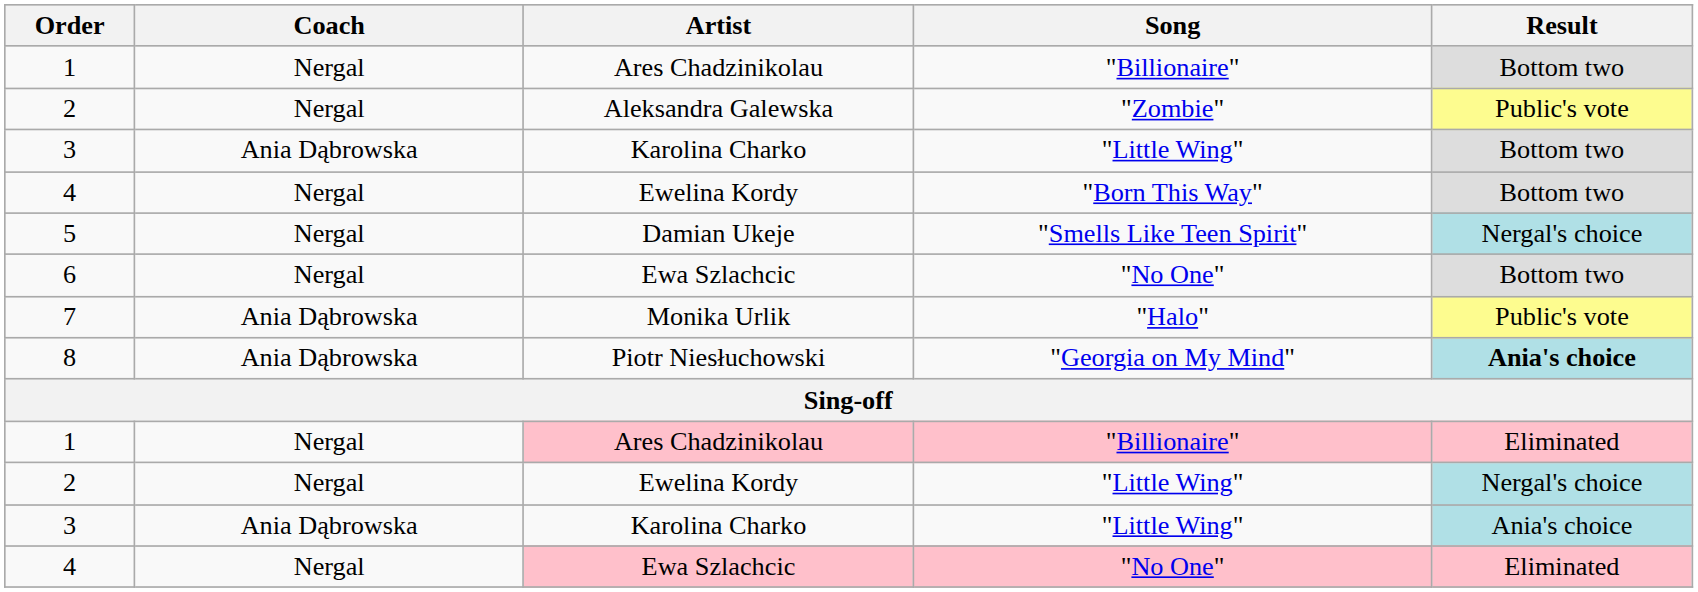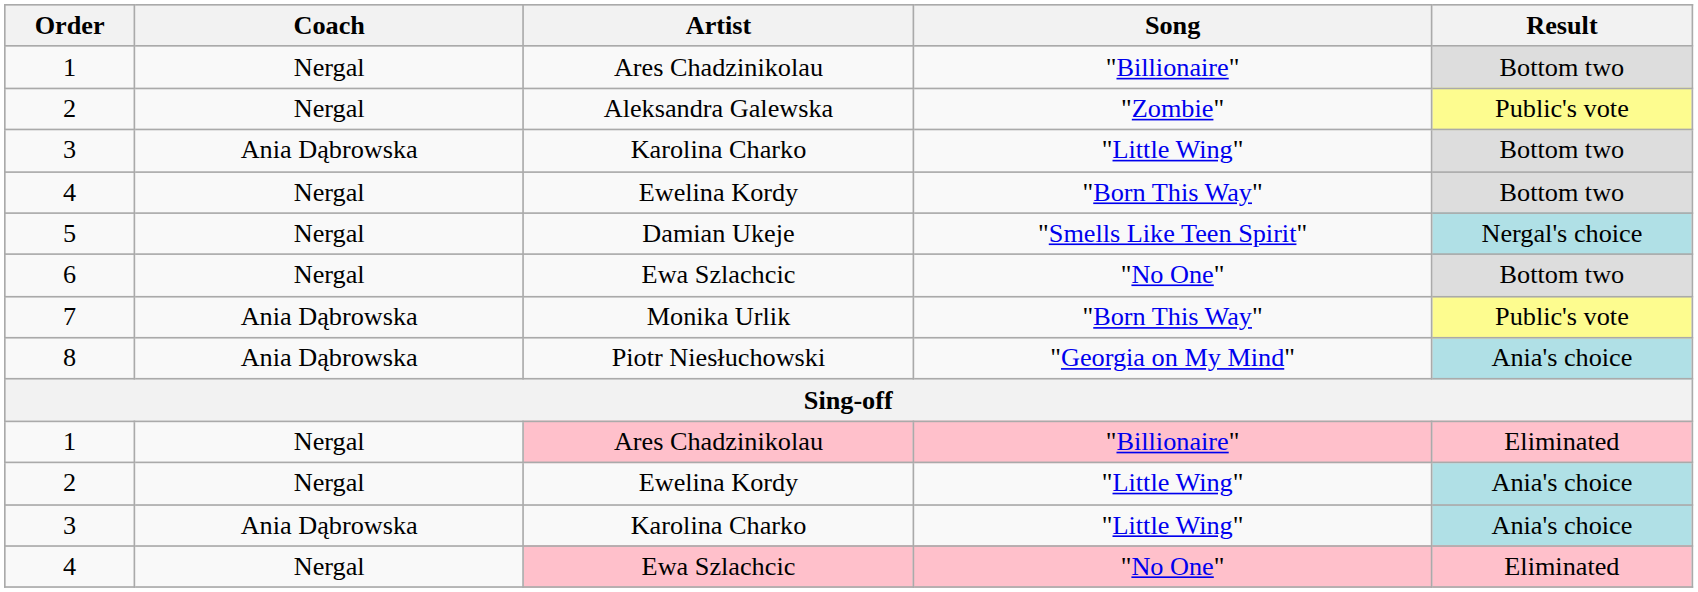(1173, 316) "Halo" -> (1173, 316) "Born This Way"
(1562, 358) bold -> (1562, 358) normal
(1562, 483) Nergal's choice -> (1562, 483) Ania's choice
